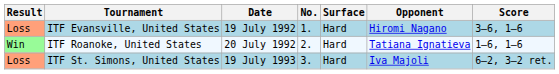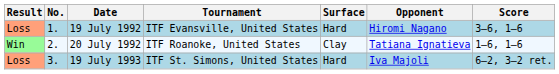columns swapped: (309, 12) <-> (133, 12)
(335, 45) Hard -> (335, 45) Clay
